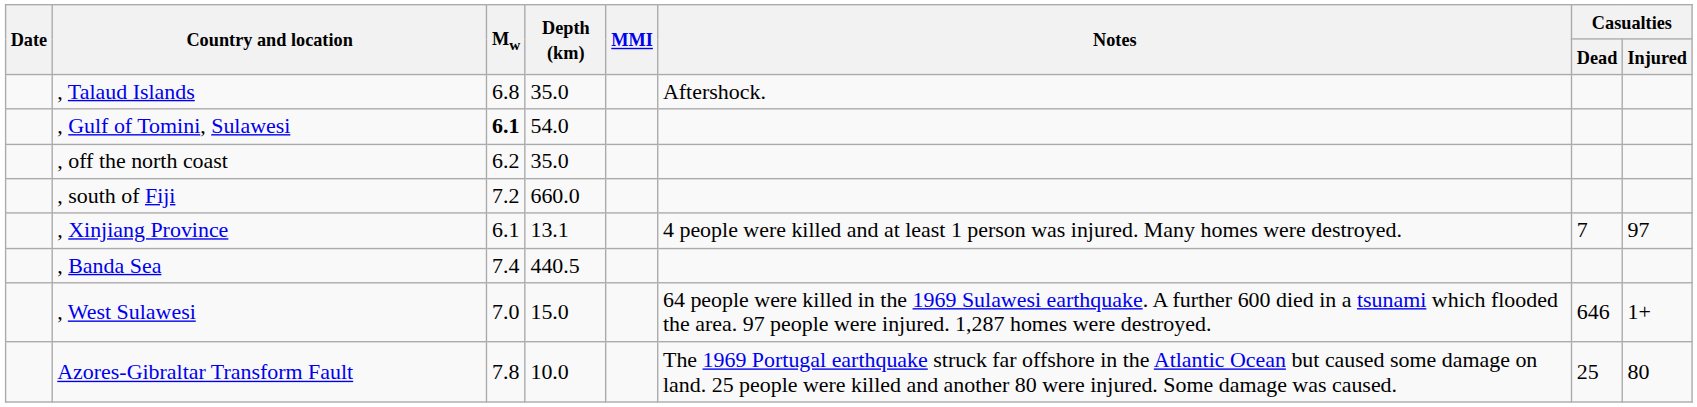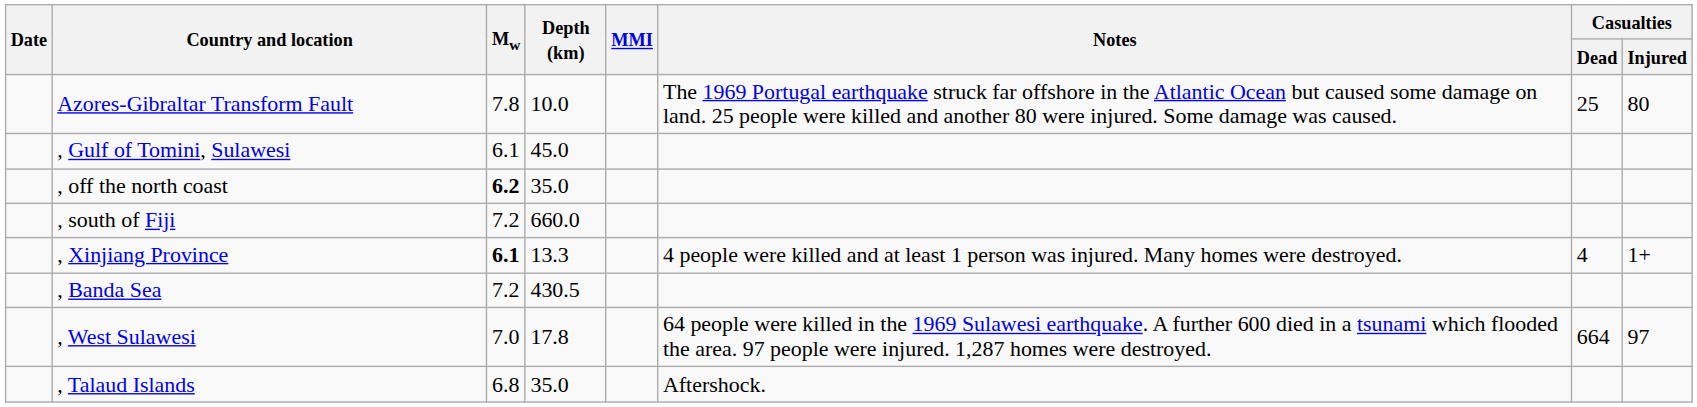rows swapped: (126, 91) <-> (205, 371)
(506, 126) bold -> (506, 150) normal
(550, 126) 54.0 -> (550, 150) 45.0
(506, 160) normal -> (506, 185) bold
(506, 230) normal -> (506, 255) bold
(550, 230) 13.1 -> (550, 255) 13.3
(1582, 230) 7 -> (1582, 255) 4
(1638, 230) 97 -> (1639, 255) 1+
(506, 265) 7.4 -> (506, 289) 7.2
(555, 265) 440.5 -> (555, 289) 430.5
(550, 312) 15.0 -> (550, 336) 17.8
(1593, 312) 646 -> (1593, 336) 664
(1639, 312) 1+ -> (1638, 336) 97
